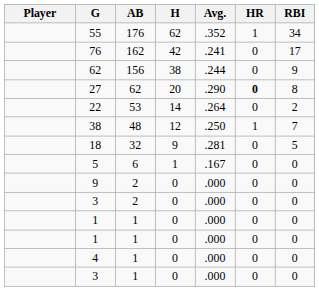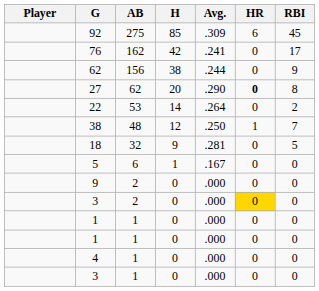+ row: (95, 32)
- row: (95, 32)
(255, 201) no background -> (255, 201) gold background
